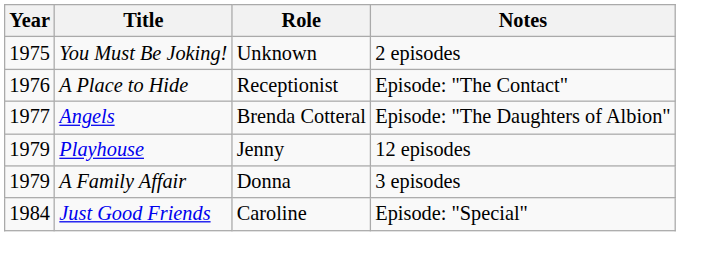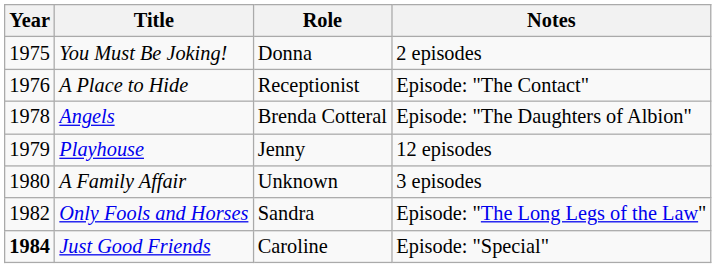(277, 52) Unknown -> (285, 52) Donna
(30, 117) 1977 -> (30, 117) 1978
(30, 181) 1979 -> (30, 181) 1980
(264, 181) Donna -> (298, 181) Unknown
+ row: (154, 213)
(30, 213) normal -> (30, 246) bold
